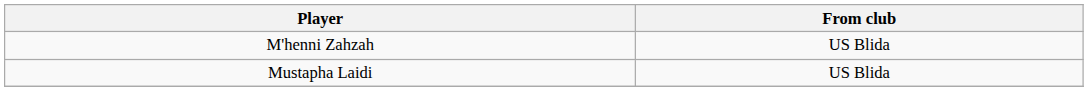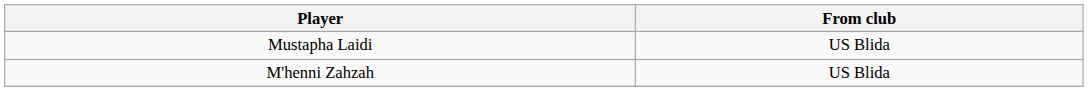rows swapped: (320, 45) <-> (320, 72)
